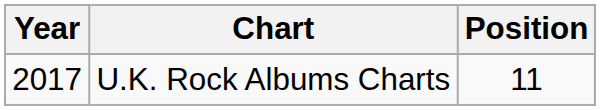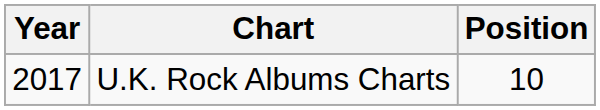(527, 79) 11 -> (527, 79) 10
